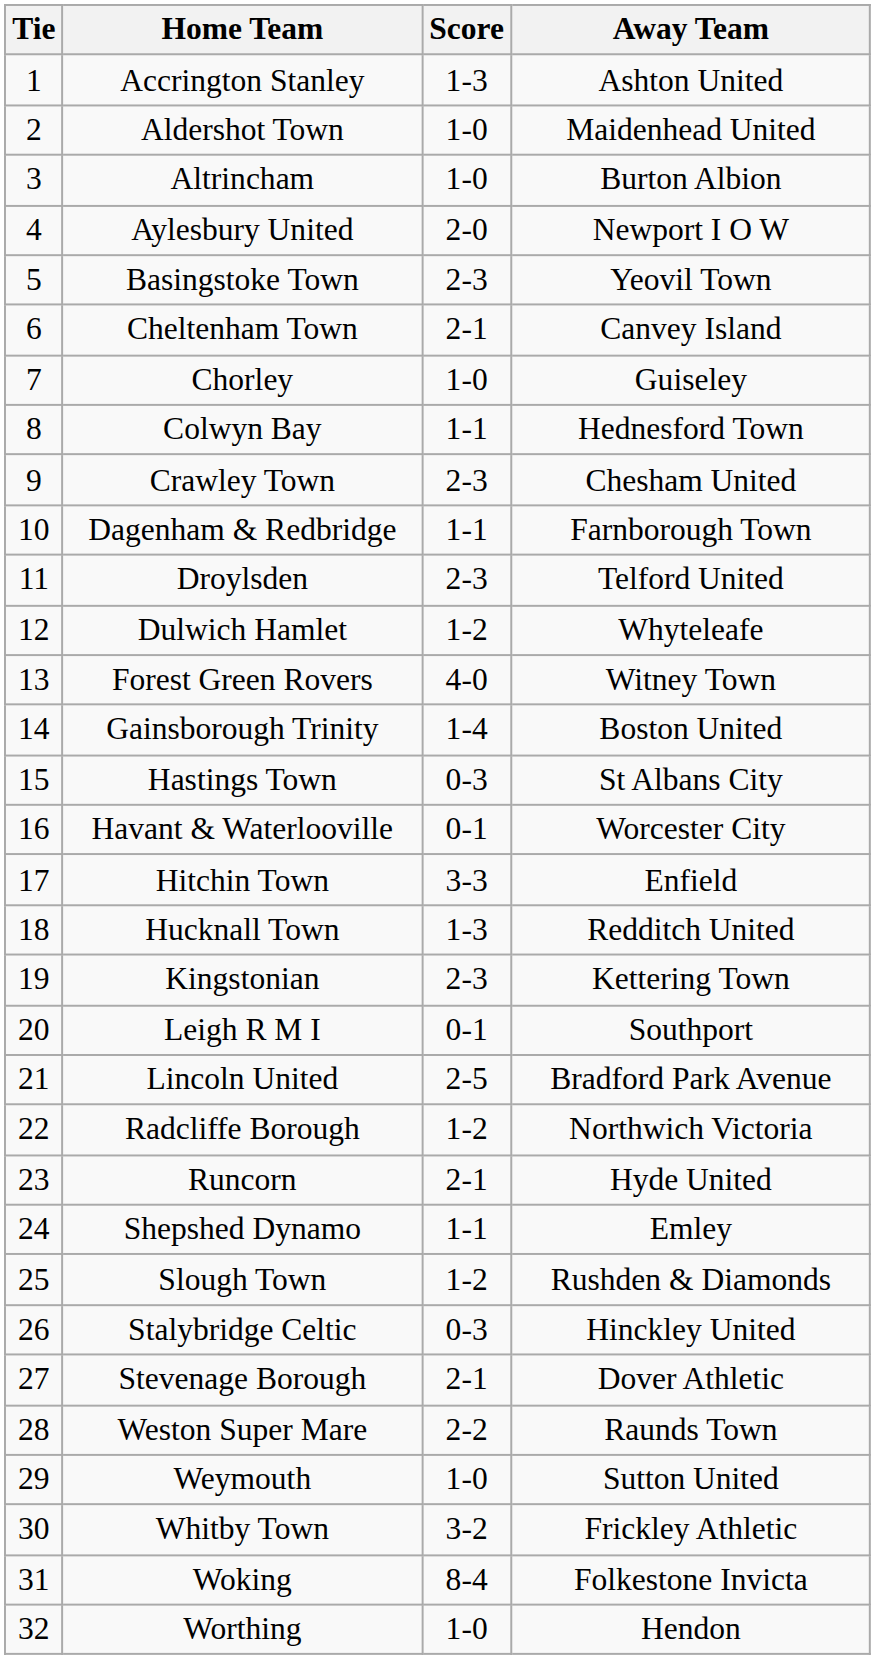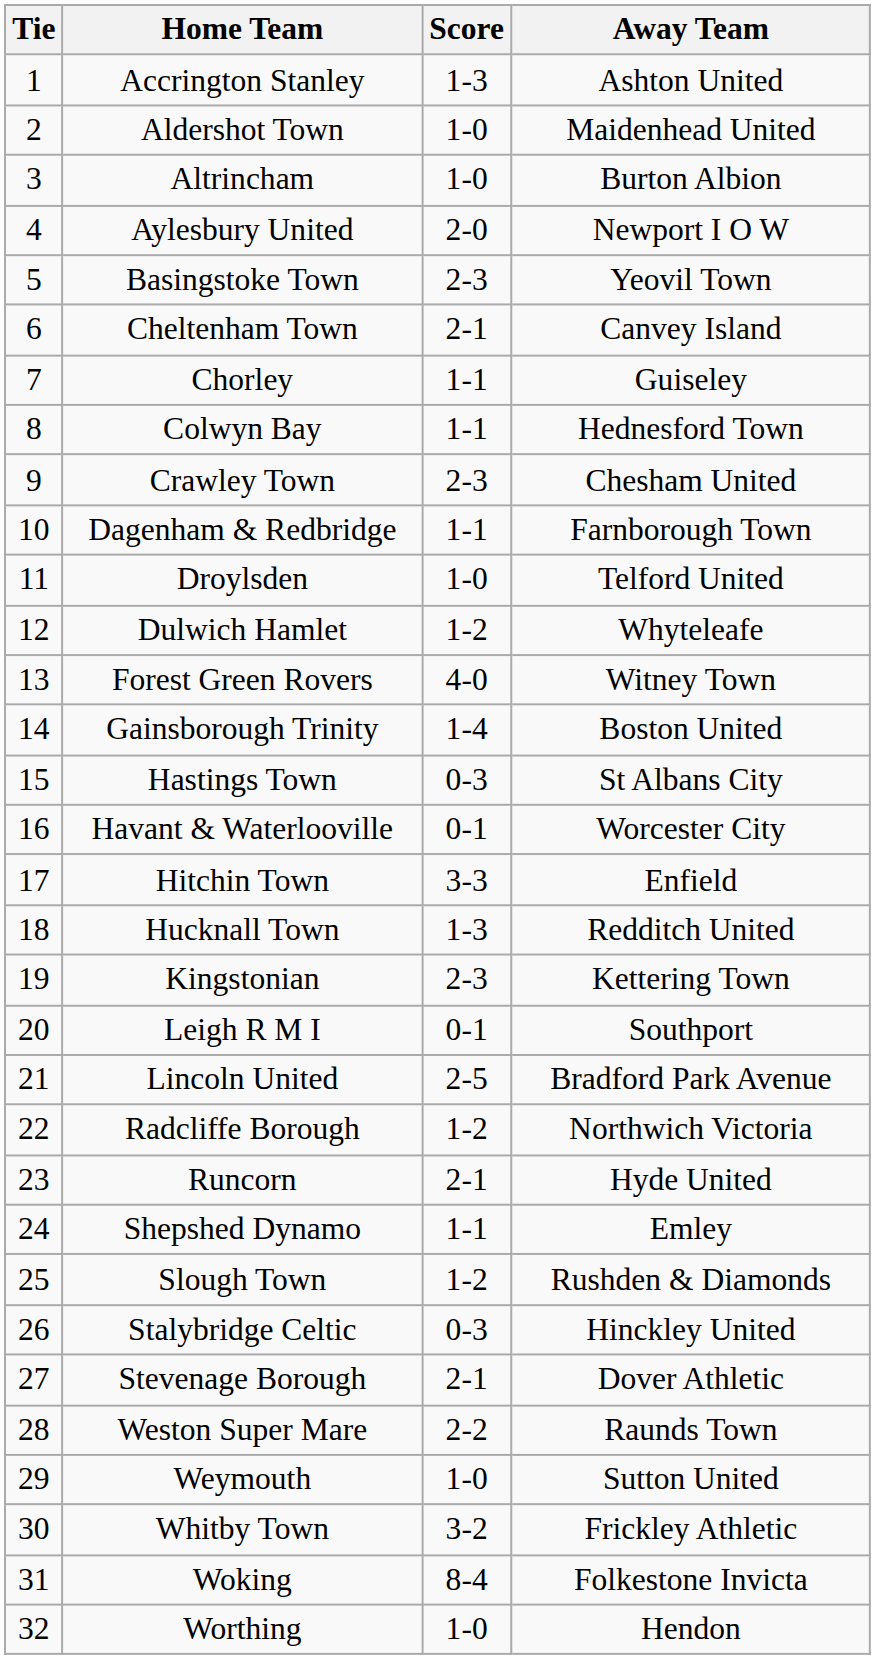(467, 379) 1-0 -> (467, 379) 1-1
(467, 579) 2-3 -> (467, 579) 1-0
